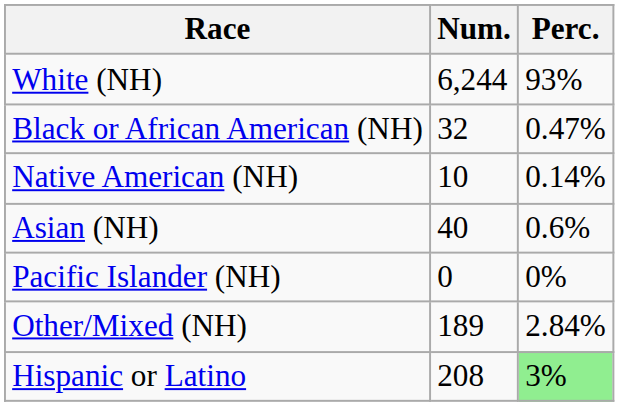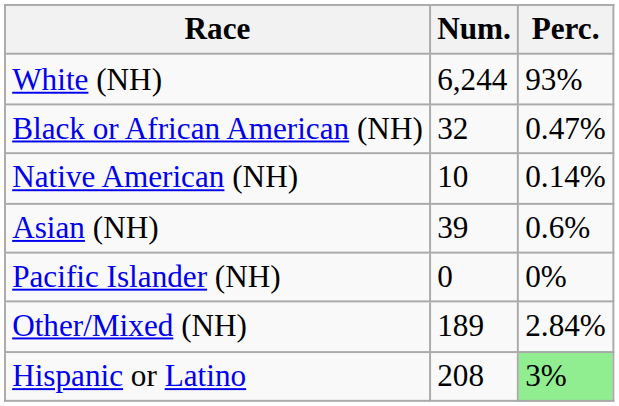(453, 227) 40 -> (453, 227) 39
